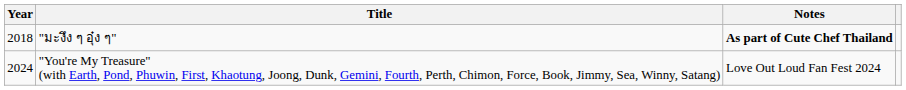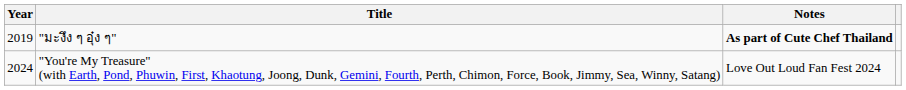(20, 37) 2018 -> (20, 37) 2019
